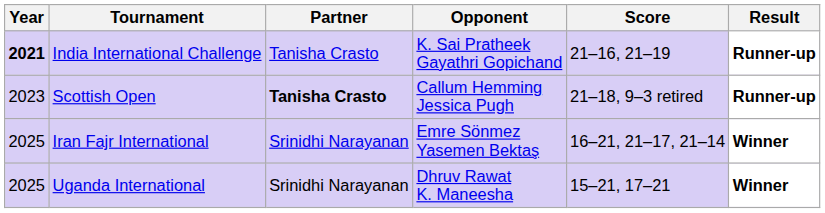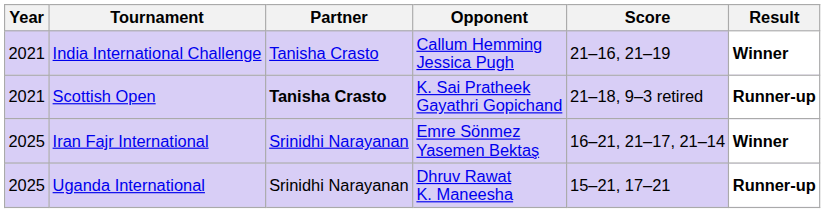(27, 53) bold -> (27, 53) normal
(489, 53) K. Sai Pratheek Gayathri Gopichand -> (479, 53) Callum Hemming Jessica Pugh
(774, 53) Runner-up -> (761, 53) Winner
(27, 97) 2023 -> (27, 97) 2021
(479, 97) Callum Hemming Jessica Pugh -> (489, 97) K. Sai Pratheek Gayathri Gopichand
(761, 186) Winner -> (774, 186) Runner-up
